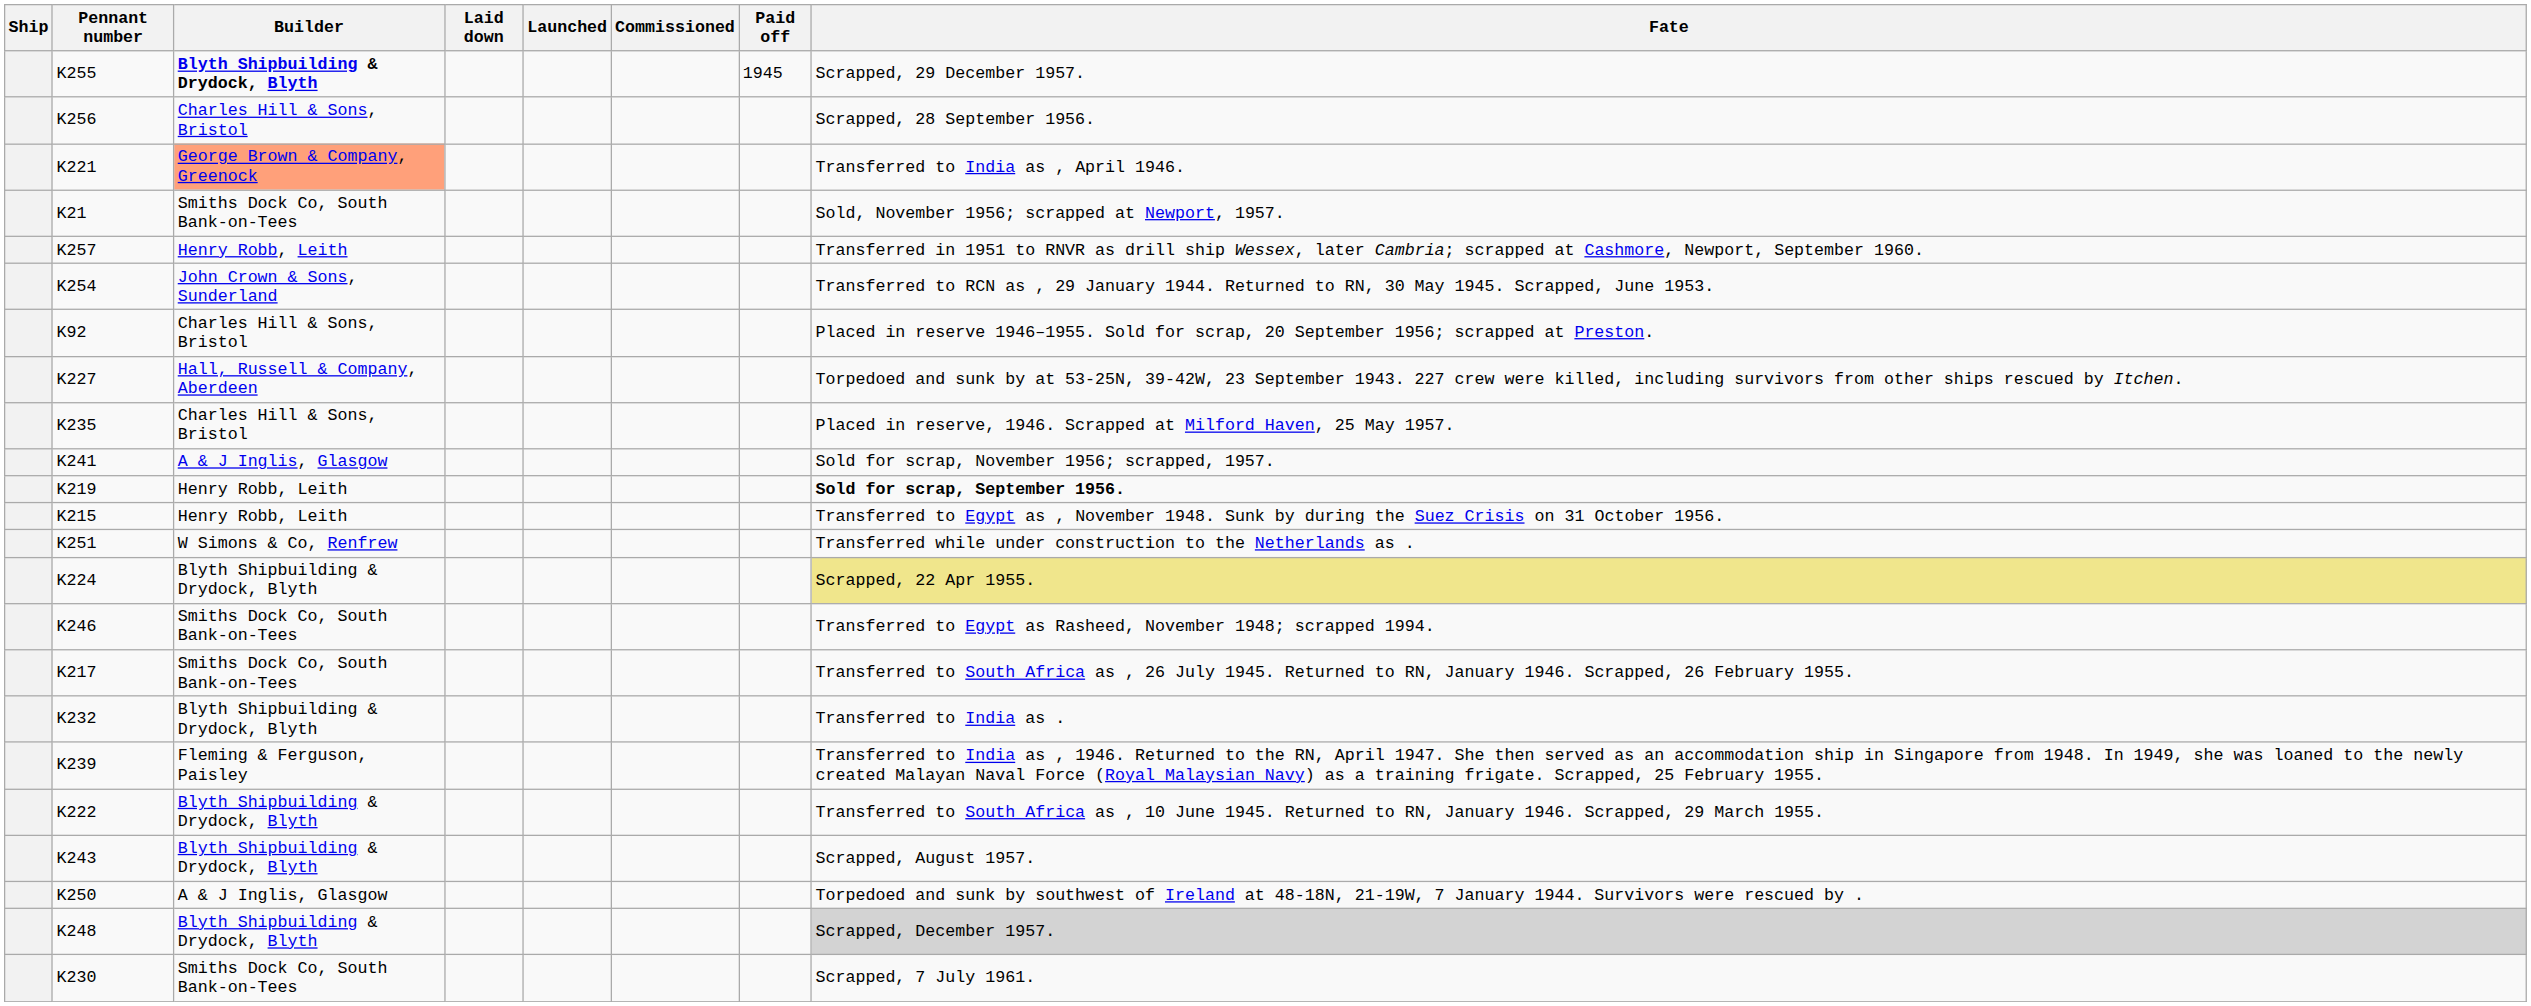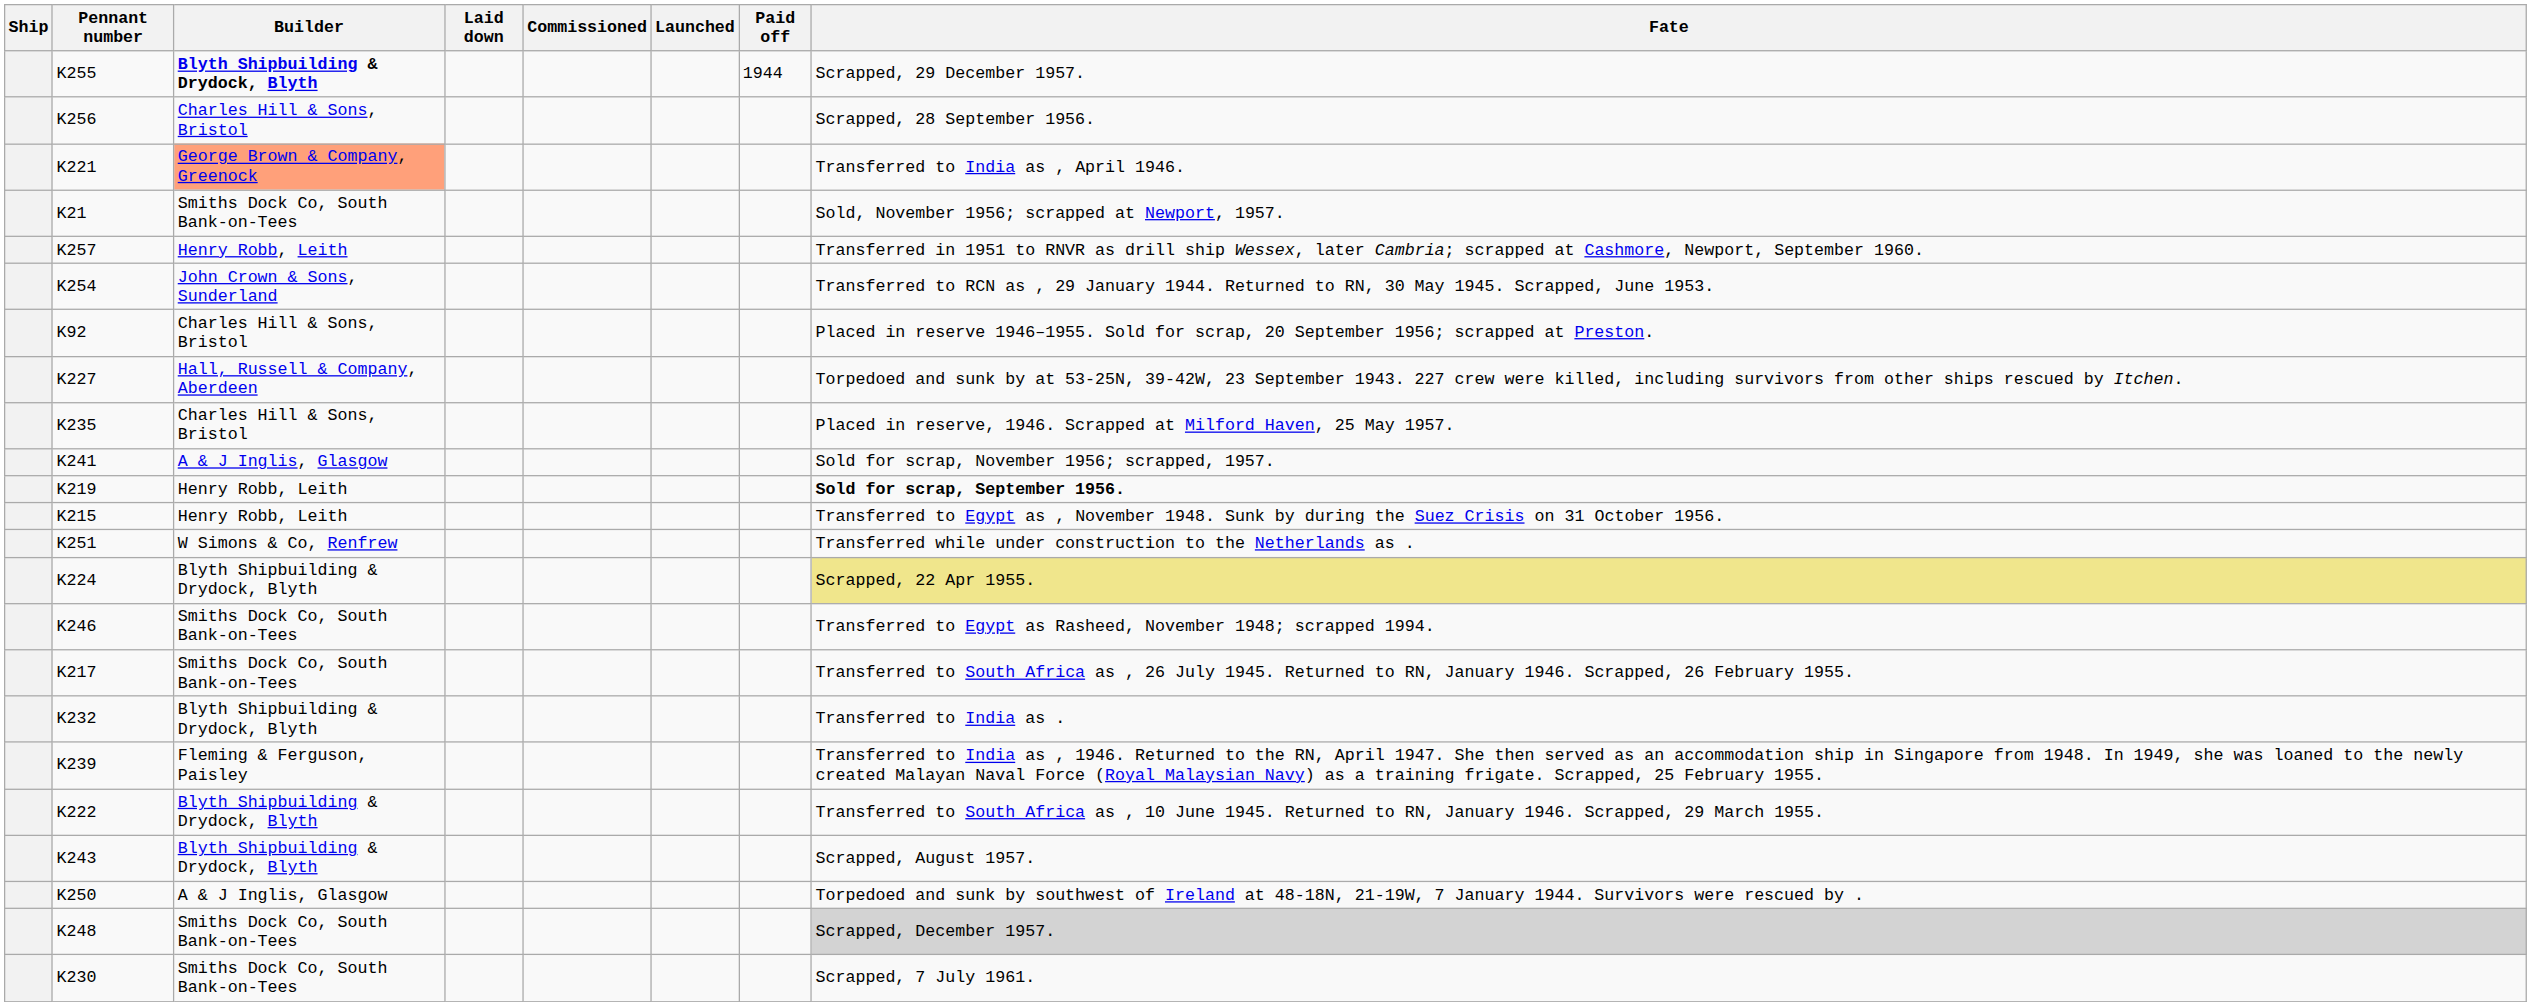columns swapped: (567, 28) <-> (675, 28)
(763, 74) 1945 -> (763, 74) 1944
(278, 932) Blyth Shipbuilding & Drydock, Blyth -> (283, 932) Smiths Dock Co, South Bank-on-Tees
